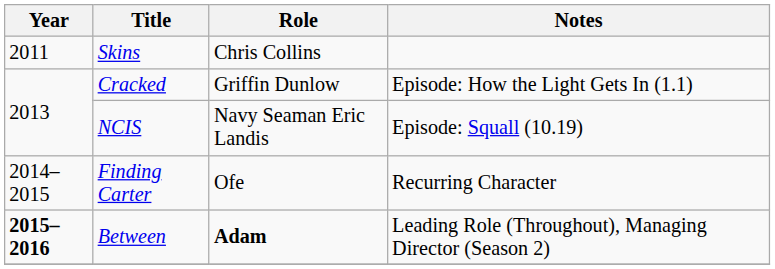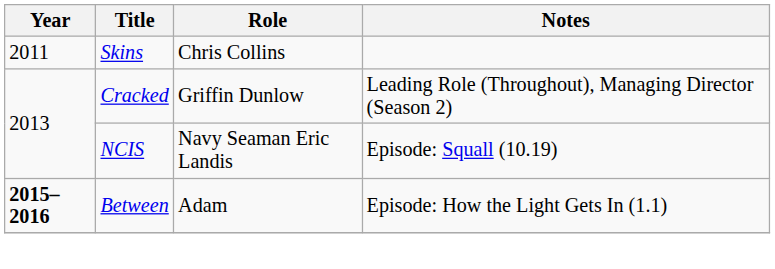(542, 84) Episode: How the Light Gets In (1.1) -> (560, 95) Leading Role (Throughout), Managing Director (Season 2)
- row: (130, 182)
(240, 237) bold -> (203, 205) normal
(549, 237) Leading Role (Throughout), Managing Director (Season 2) -> (517, 205) Episode: How the Light Gets In (1.1)
